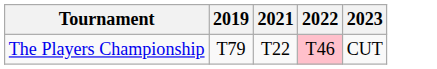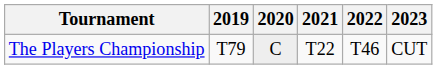+ column: (276, 19)
(320, 49) pink background -> (365, 49) no background
